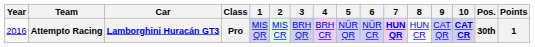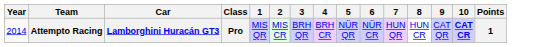- column: (486, 11)
(16, 30) 2016 -> (16, 30) 2014
(396, 30) bold -> (396, 30) normal
